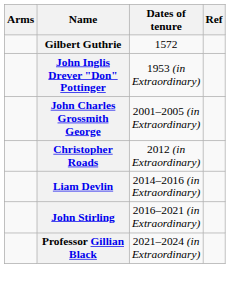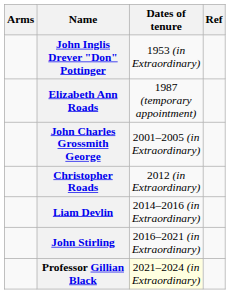- row: (83, 44)
+ row: (83, 100)
(166, 248) no background -> (166, 273) lightyellow background
